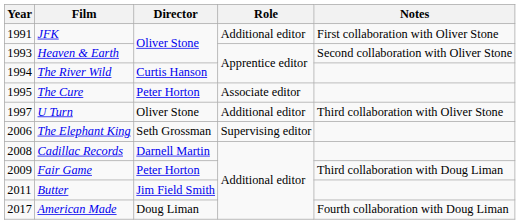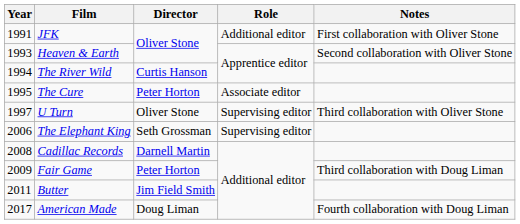(263, 111) Additional editor -> (266, 111) Supervising editor
